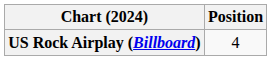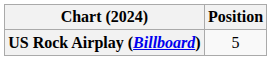(236, 42) 4 -> (236, 42) 5
